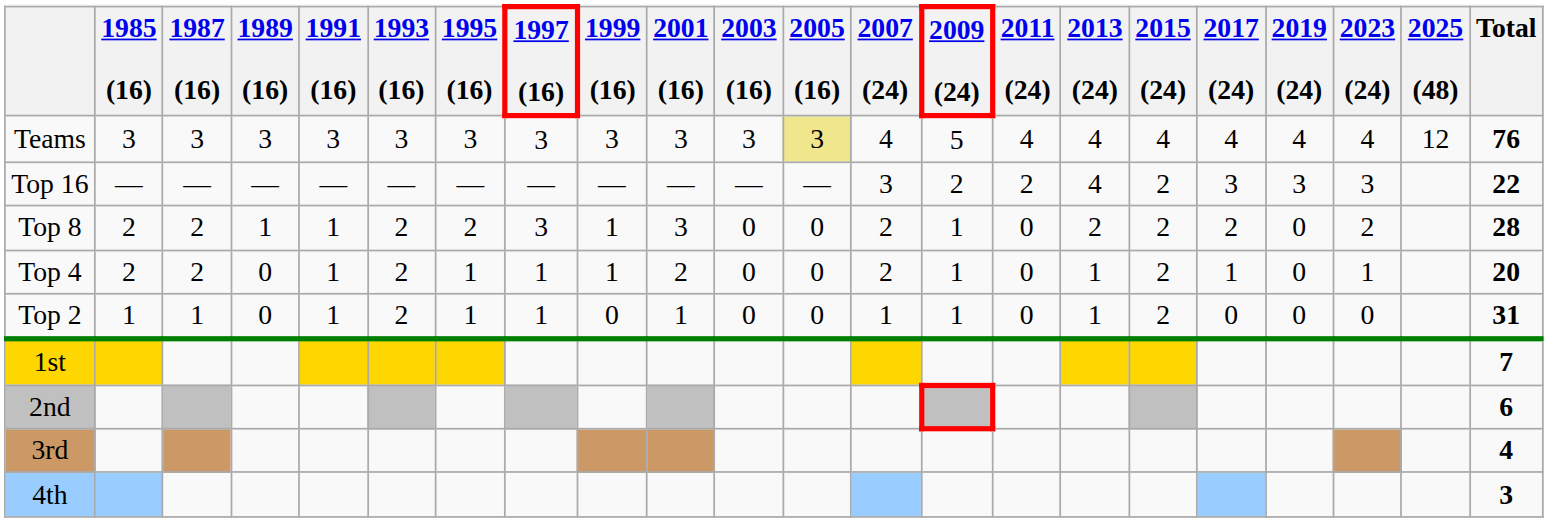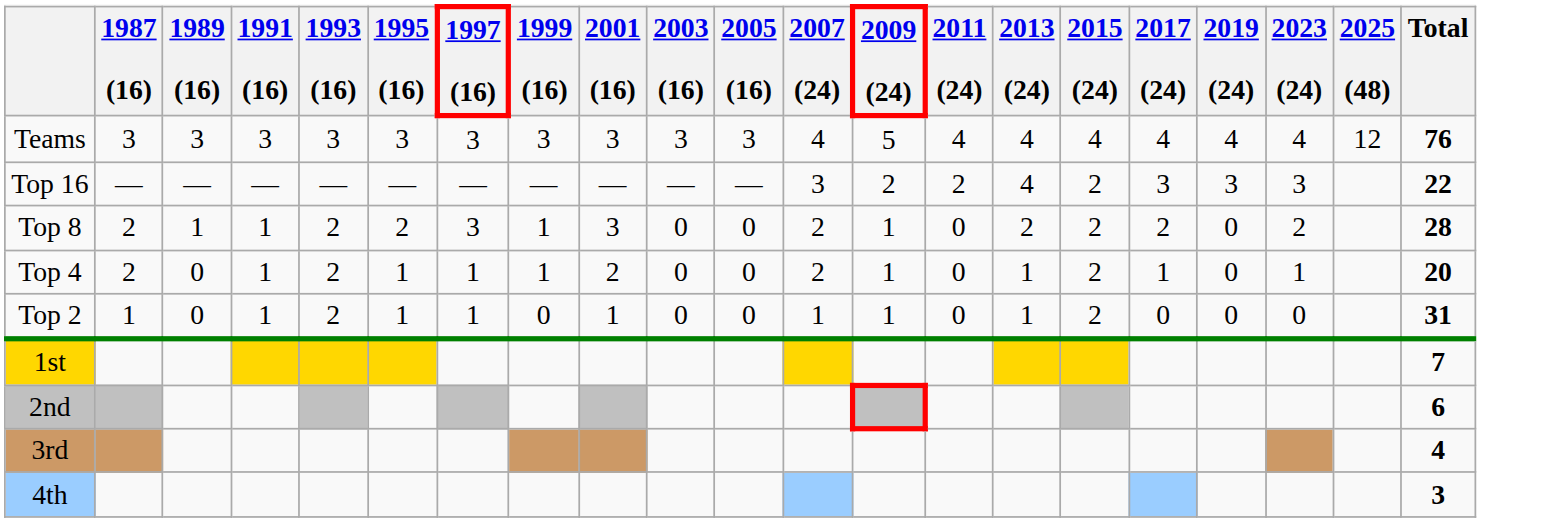- column: (129, 59)
(817, 138) khaki background -> (749, 138) no background
